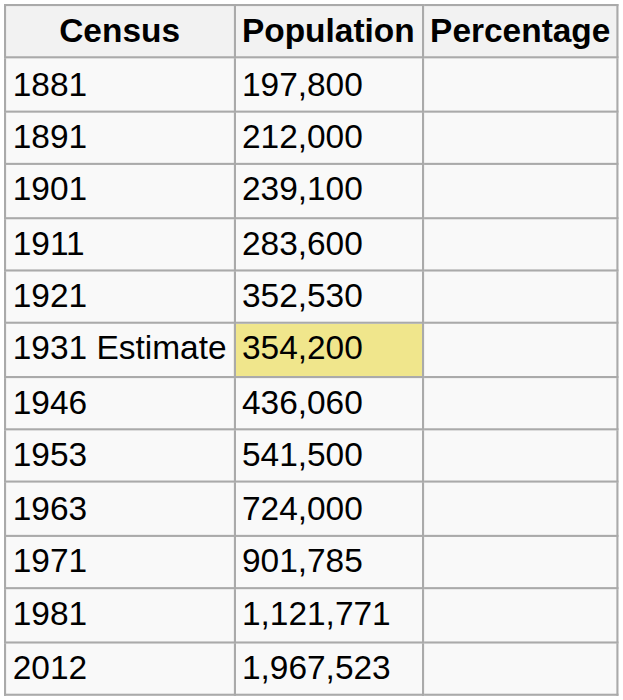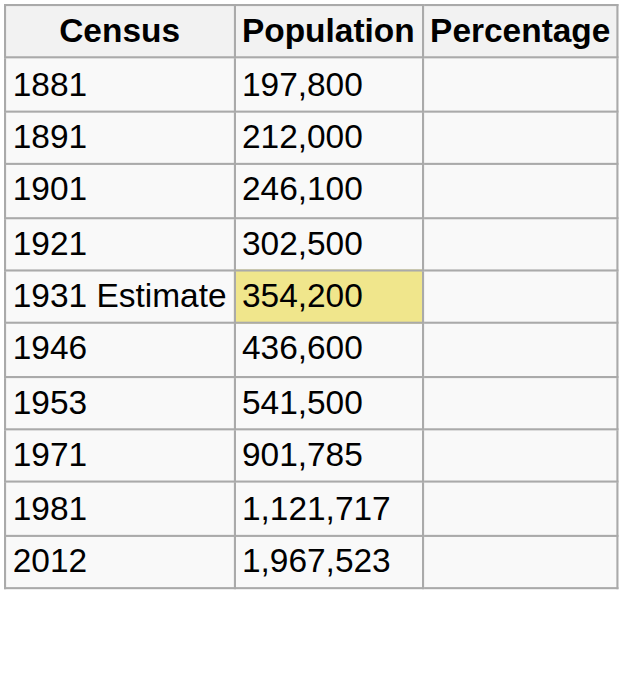(302, 190) 239,100 -> (302, 190) 246,100
- row: (49, 243)
(302, 296) 352,530 -> (302, 243) 302,500
(302, 402) 436,060 -> (302, 349) 436,600
- row: (50, 508)
(316, 614) 1,121,771 -> (316, 508) 1,121,717
